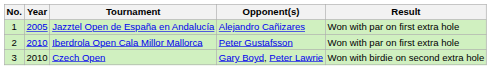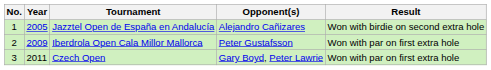(393, 27) Won with par on first extra hole -> (406, 27) Won with birdie on second extra hole
(37, 42) 2010 -> (37, 42) 2009
(37, 58) 2010 -> (37, 58) 2011
(406, 58) Won with birdie on second extra hole -> (393, 58) Won with par on first extra hole
